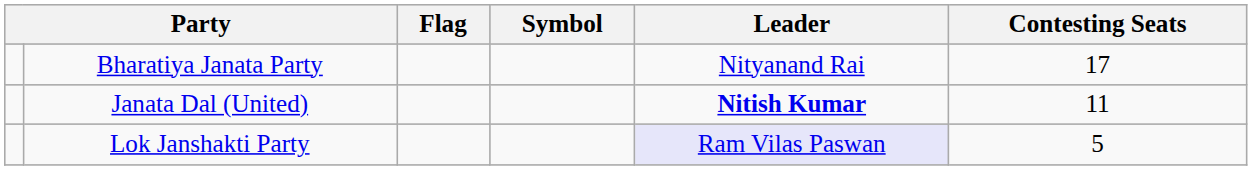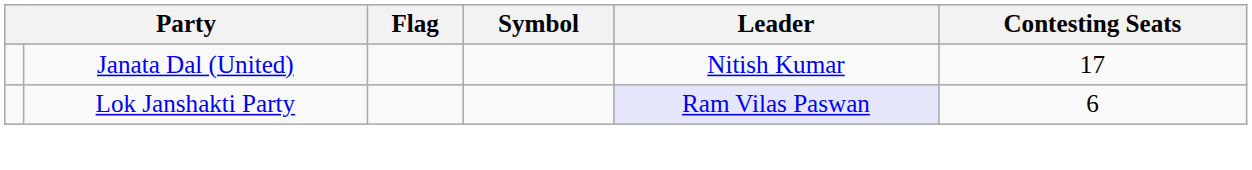- row: (210, 64)
(792, 104) bold -> (776, 64) normal
(1098, 104) 11 -> (1092, 64) 17
(1098, 143) 5 -> (1092, 104) 6
